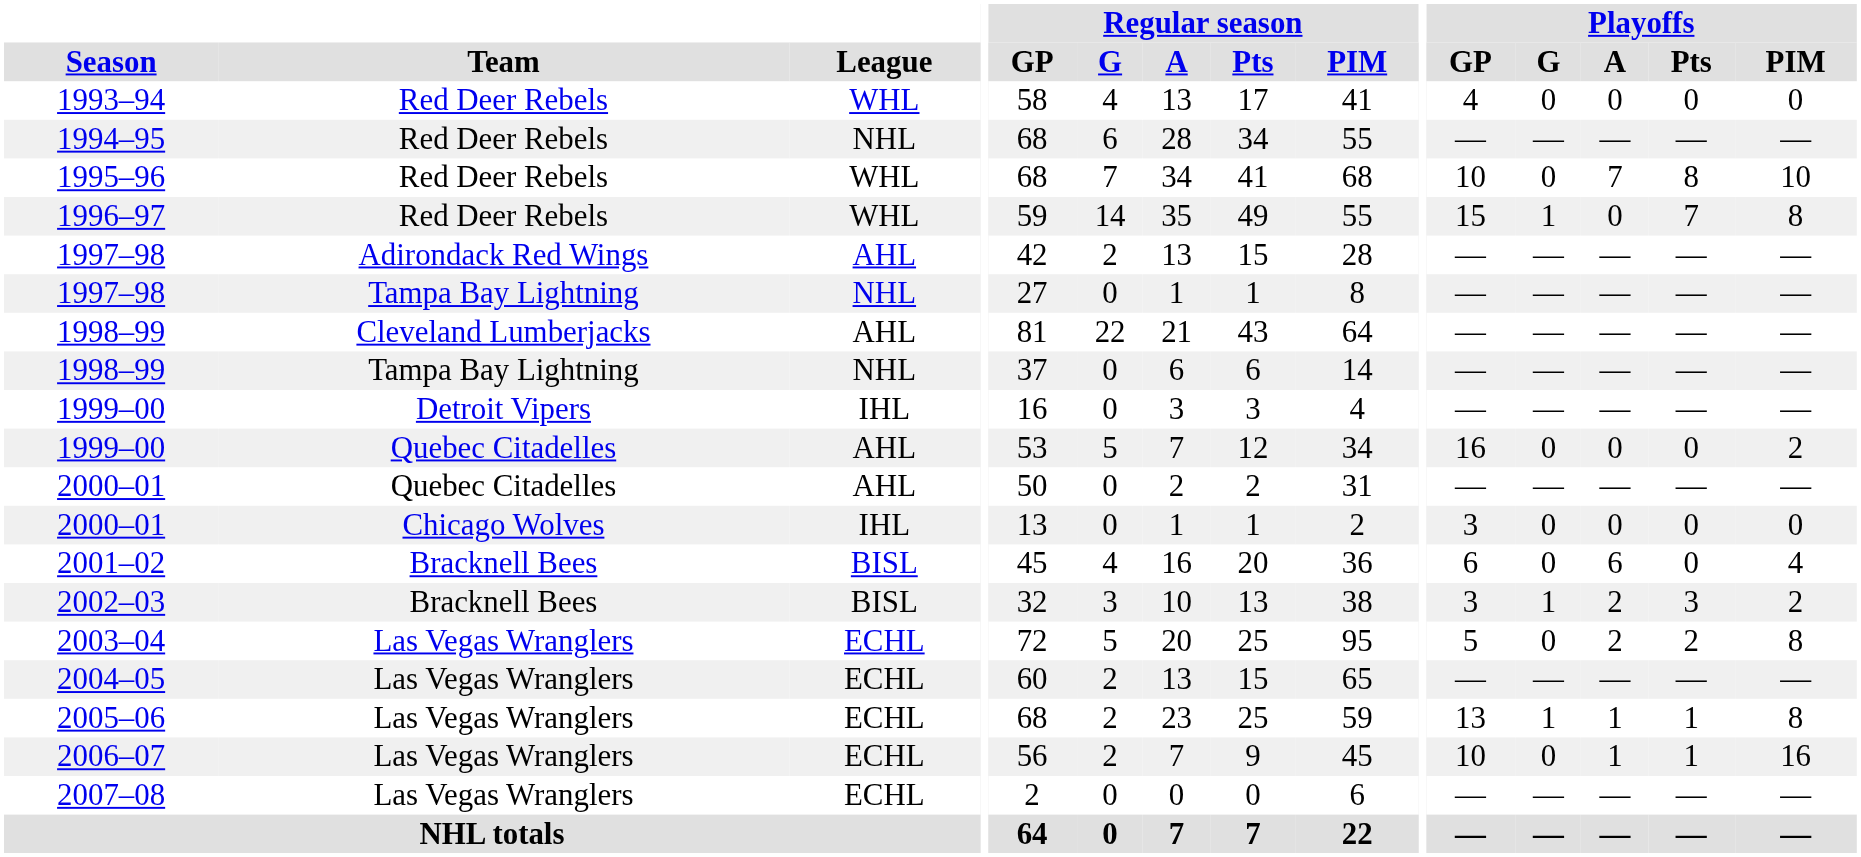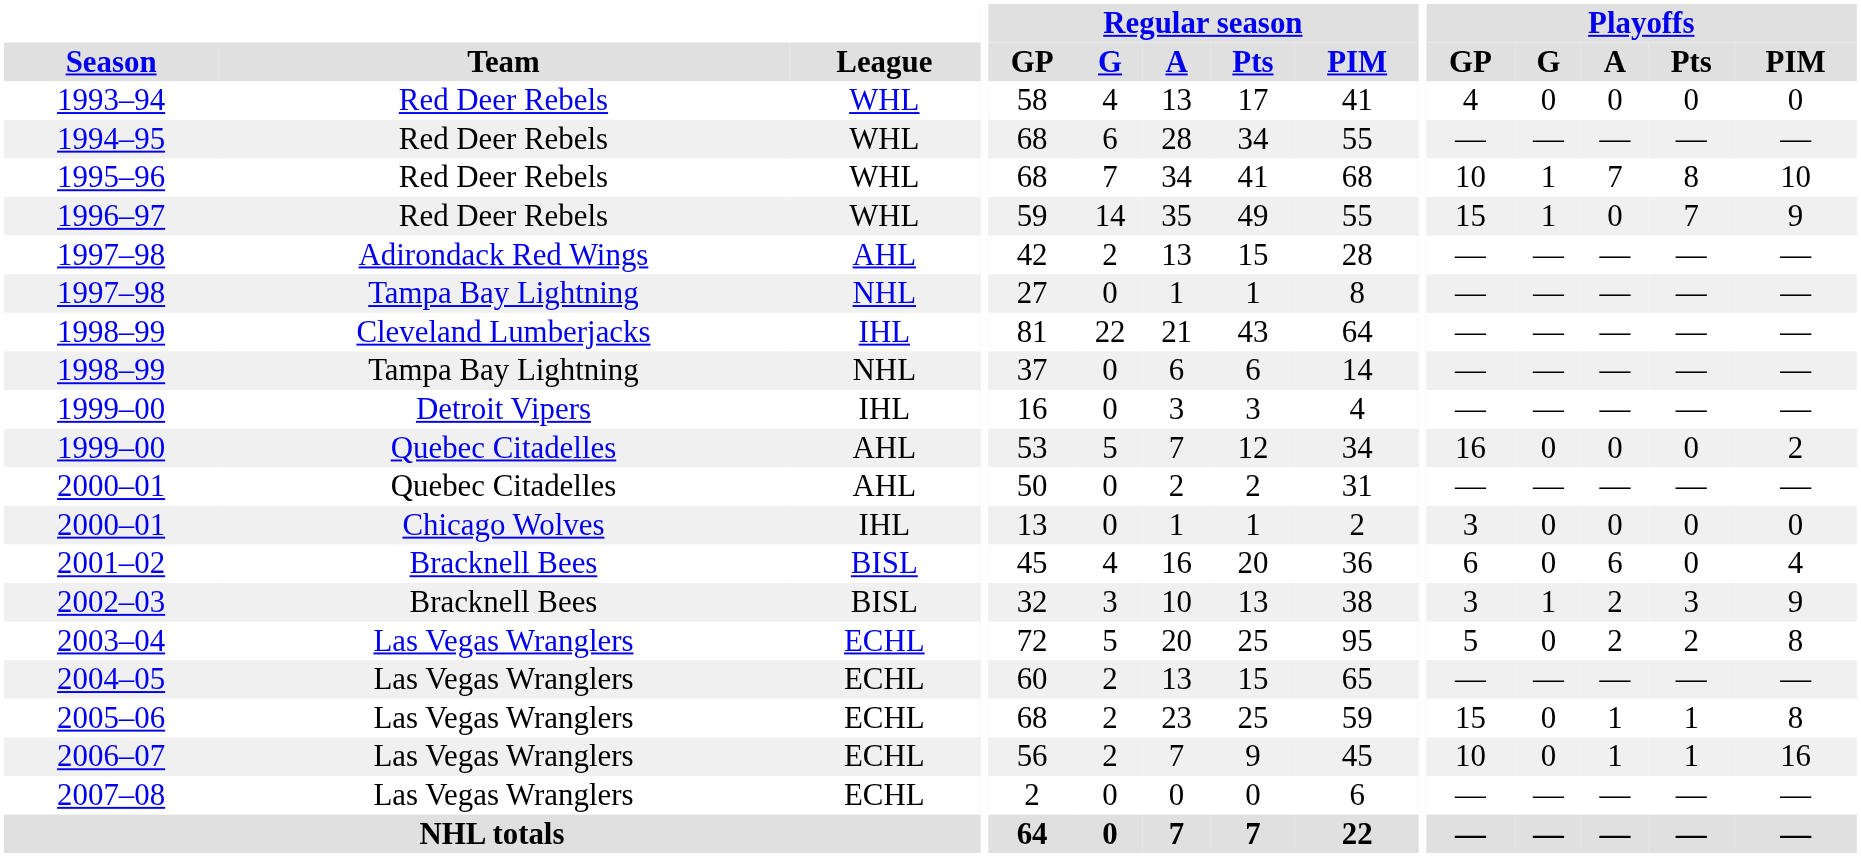(884, 138) NHL -> (884, 138) WHL
(1548, 177) 0 -> (1548, 177) 1
(1796, 215) 8 -> (1796, 215) 9
(884, 331) AHL -> (884, 331) IHL
(1796, 601) 2 -> (1796, 601) 9
(1470, 717) 13 -> (1470, 717) 15
(1548, 717) 1 -> (1548, 717) 0
